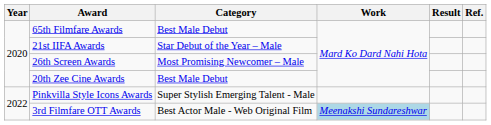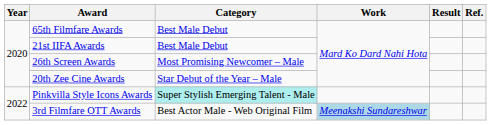(219, 45) Star Debut of the Year – Male -> (192, 45) Best Male Debut
(192, 78) Best Male Debut -> (219, 78) Star Debut of the Year – Male
(236, 95) no background -> (236, 95) paleturquoise background
